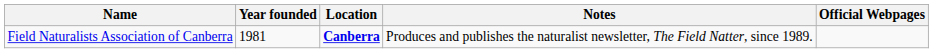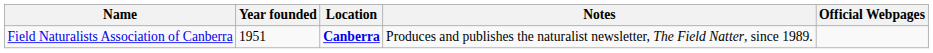(253, 36) 1981 -> (253, 36) 1951
